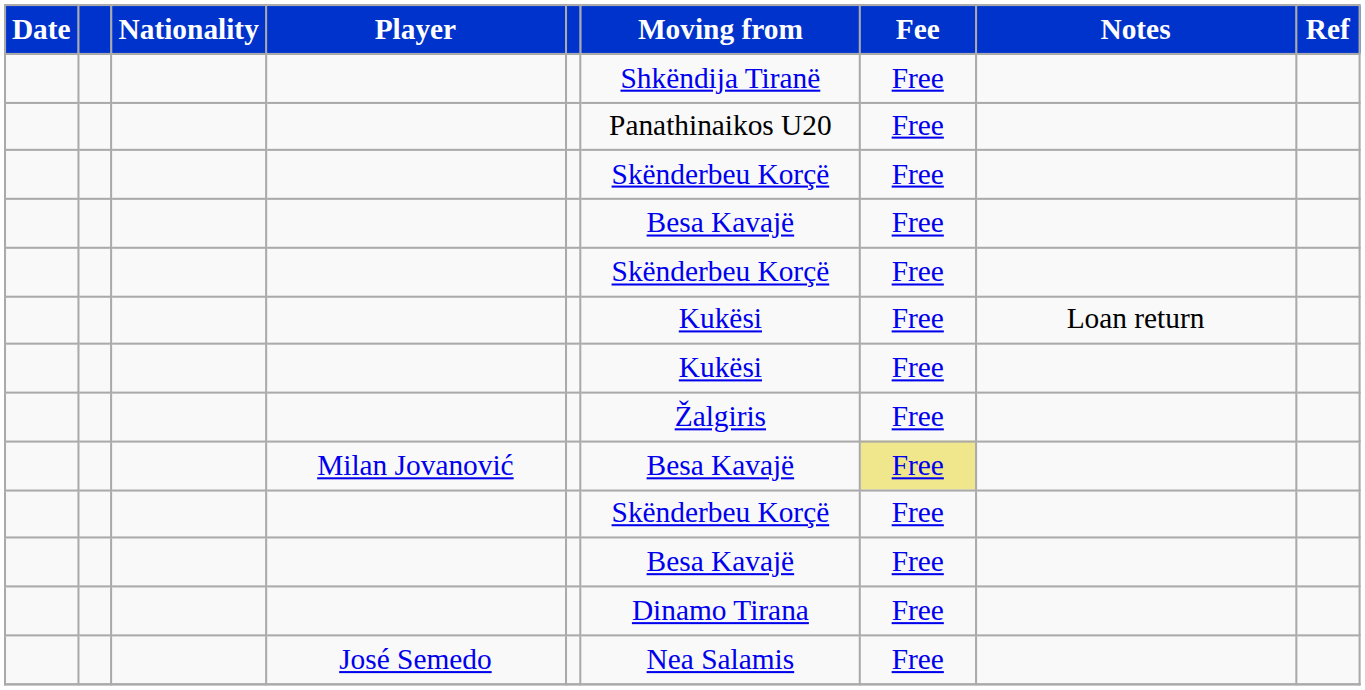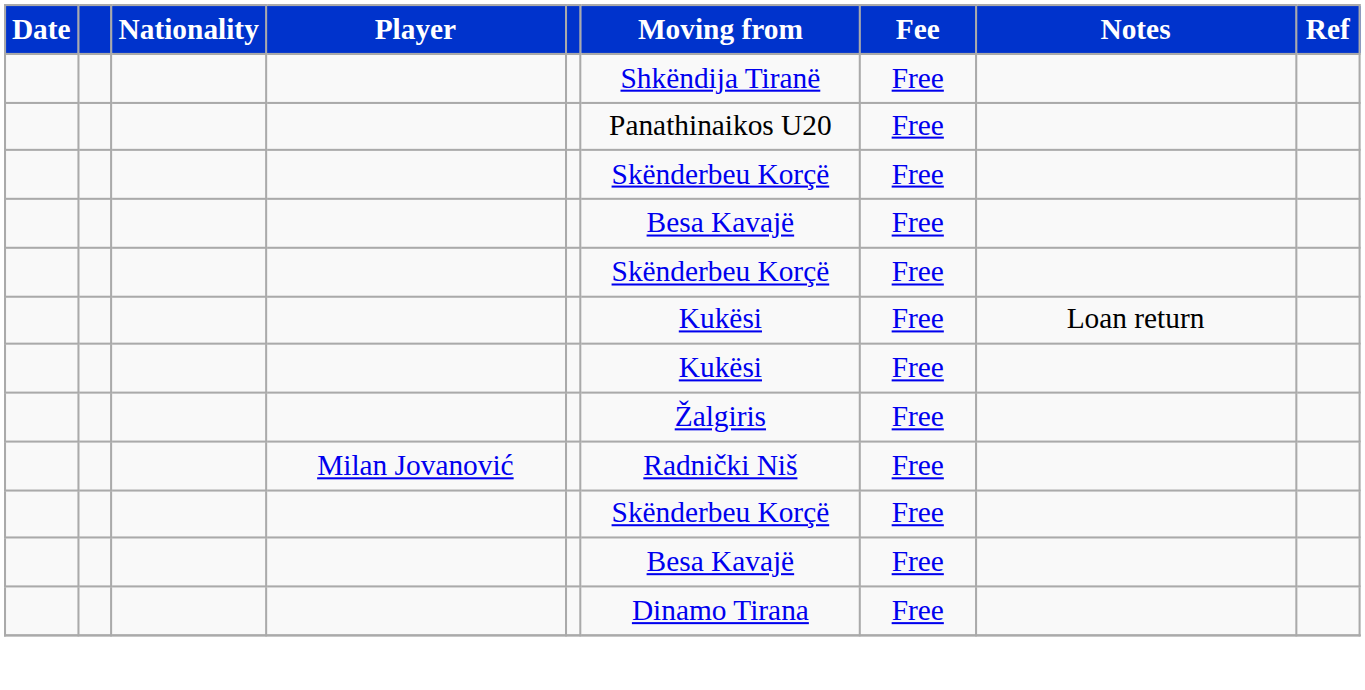(720, 465) Besa Kavajë -> (720, 465) Radnički Niš
(918, 465) khaki background -> (918, 465) no background
- row: (41, 659)
